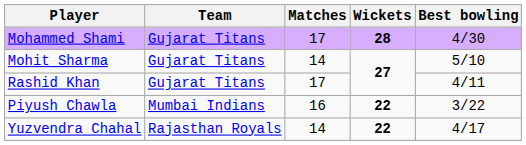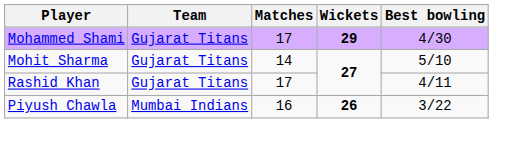(382, 39) 28 -> (349, 39) 29
(382, 107) 22 -> (349, 107) 26
- row: (75, 129)
